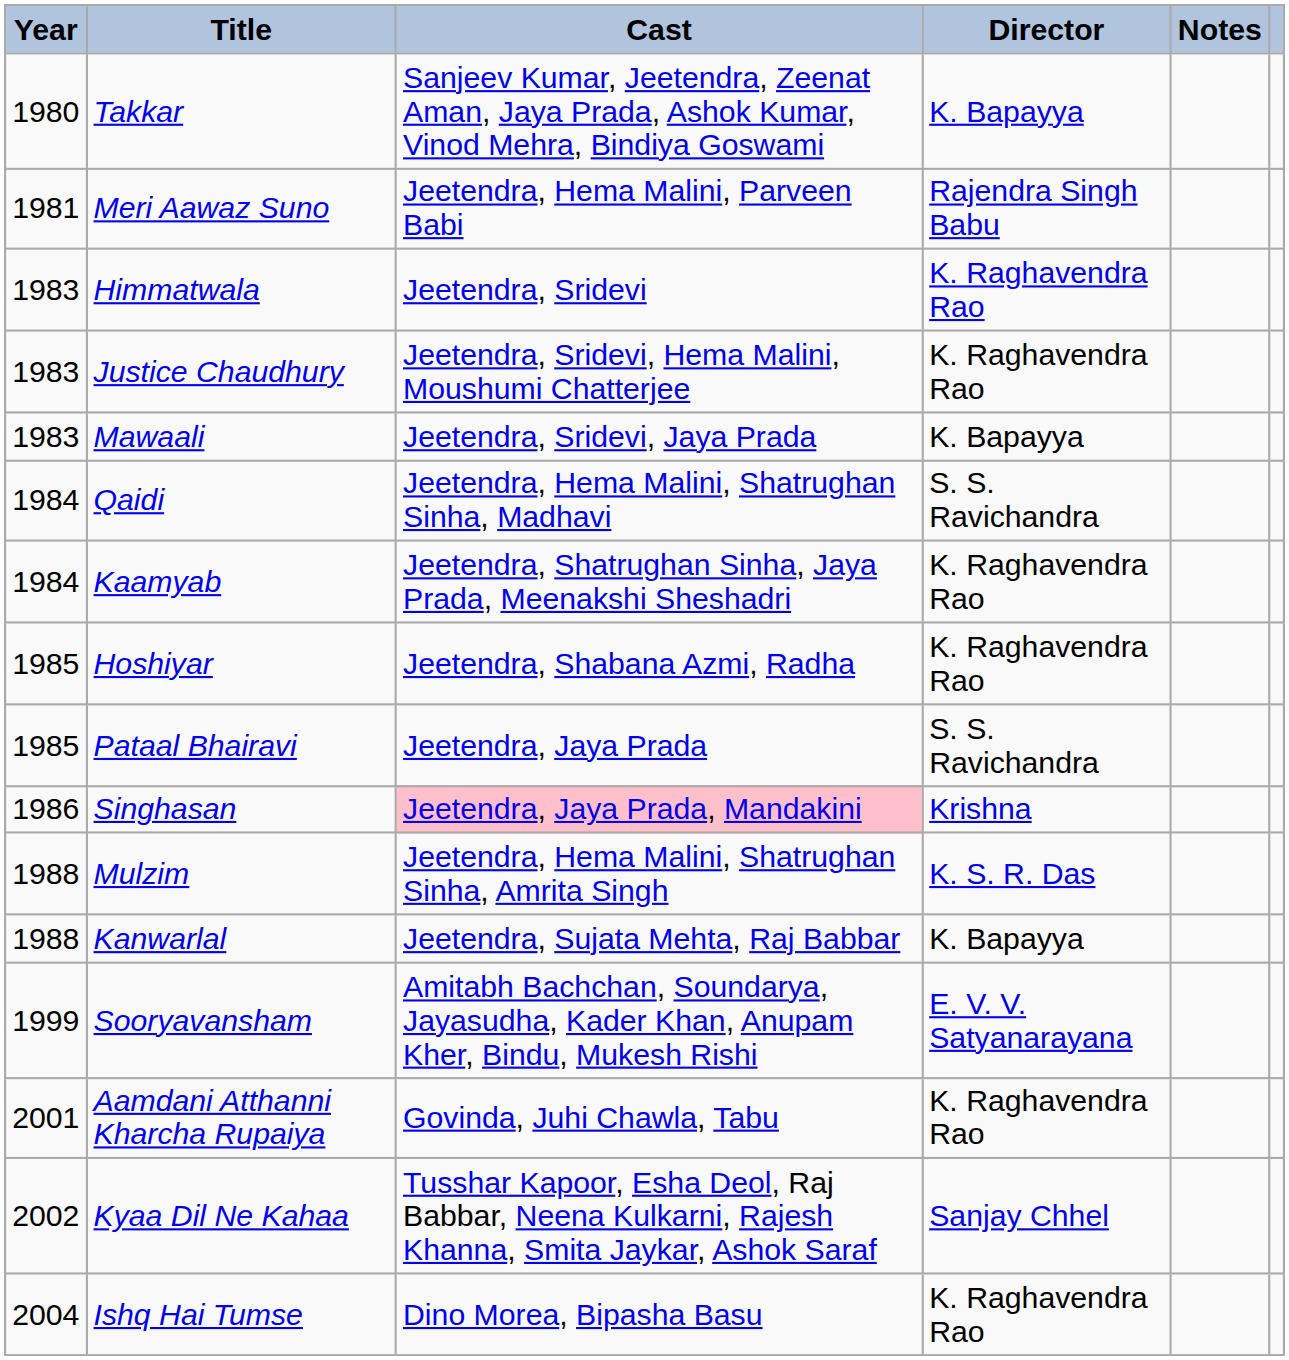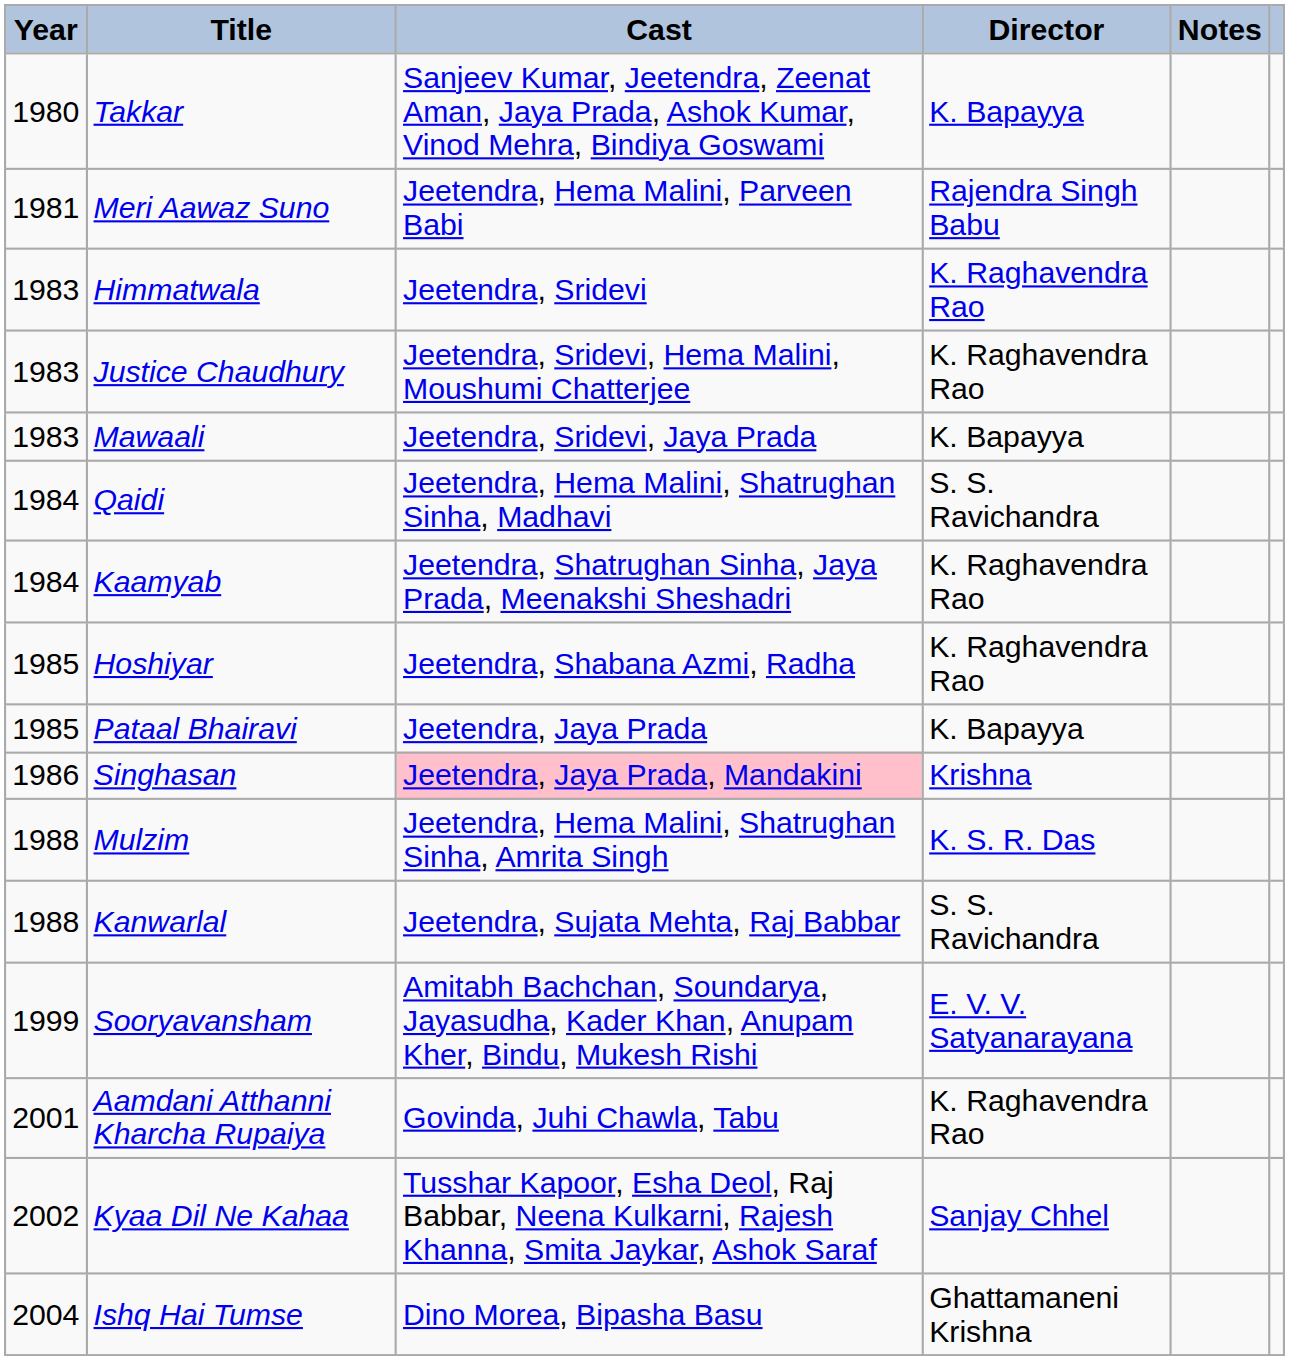(1014, 745) S. S. Ravichandra -> (1006, 728) K. Bapayya
(1006, 939) K. Bapayya -> (1014, 922) S. S. Ravichandra
(1038, 1315) K. Raghavendra Rao -> (1024, 1315) Ghattamaneni Krishna
